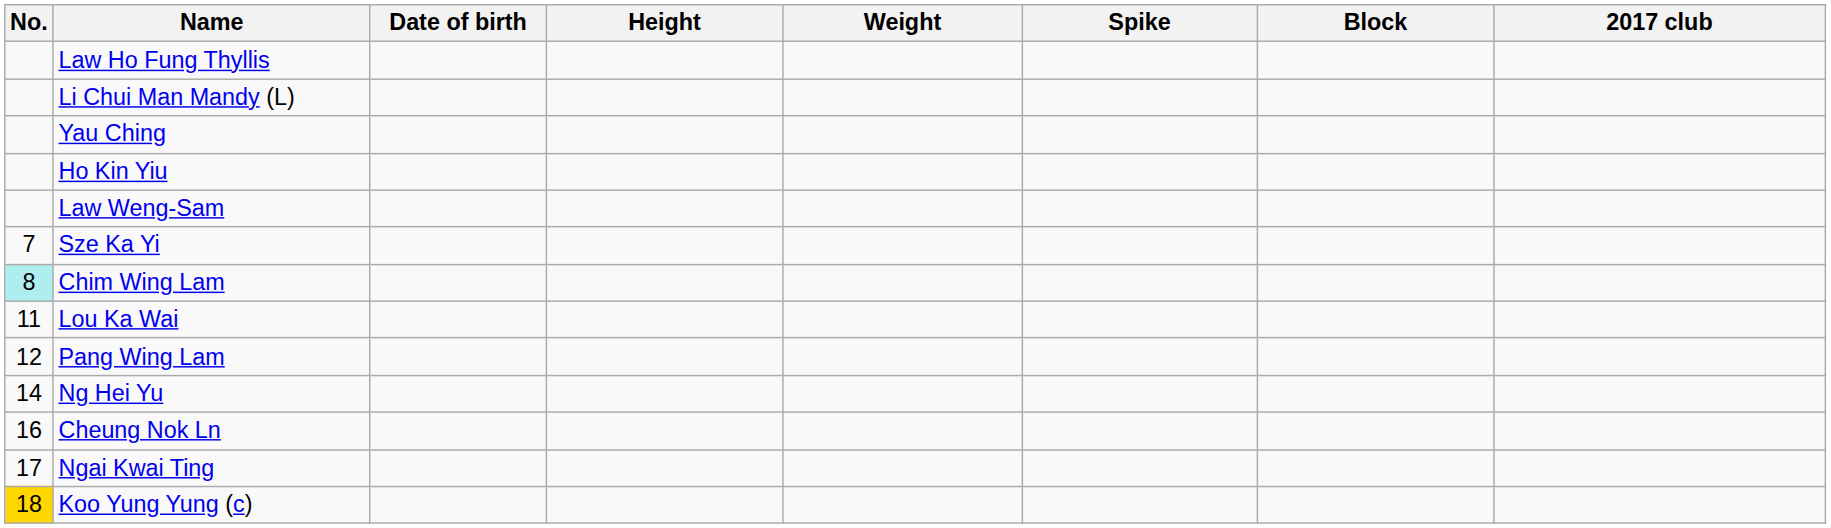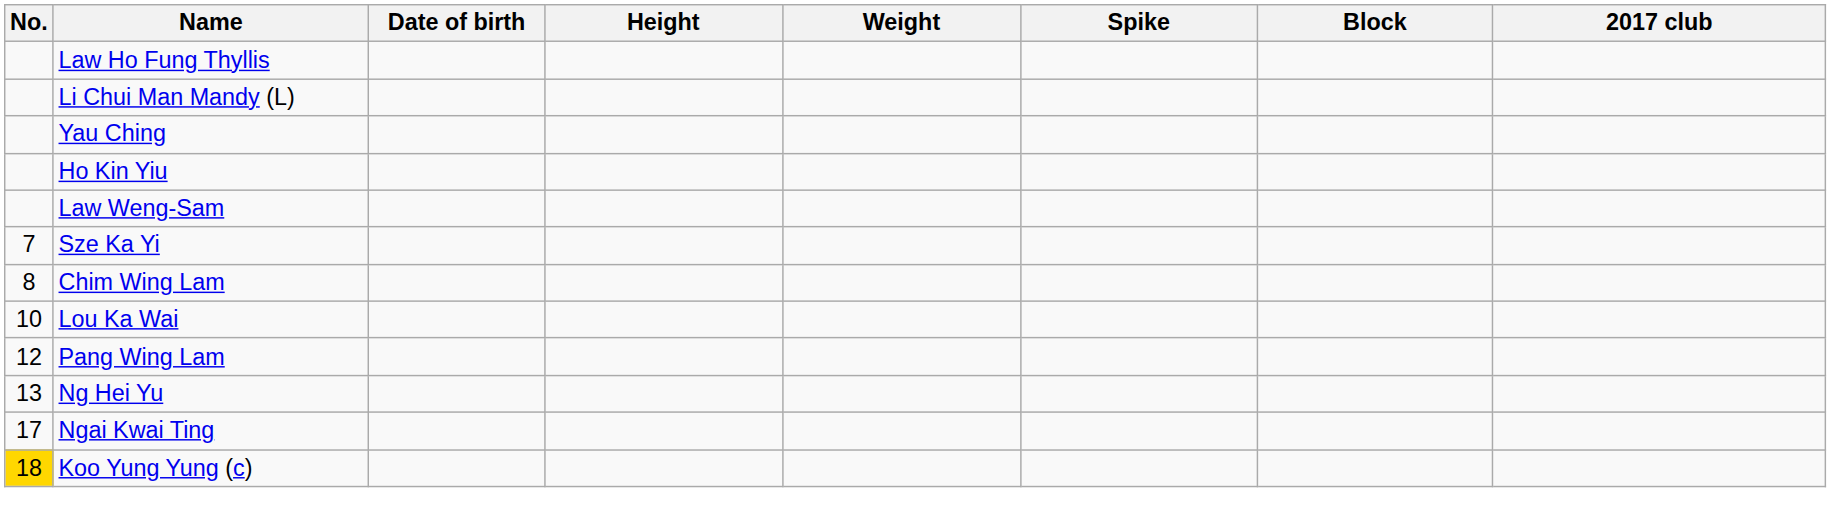(29, 282) paleturquoise background -> (29, 282) no background
(29, 319) 11 -> (29, 319) 10
(29, 393) 14 -> (29, 393) 13
- row: (140, 430)
